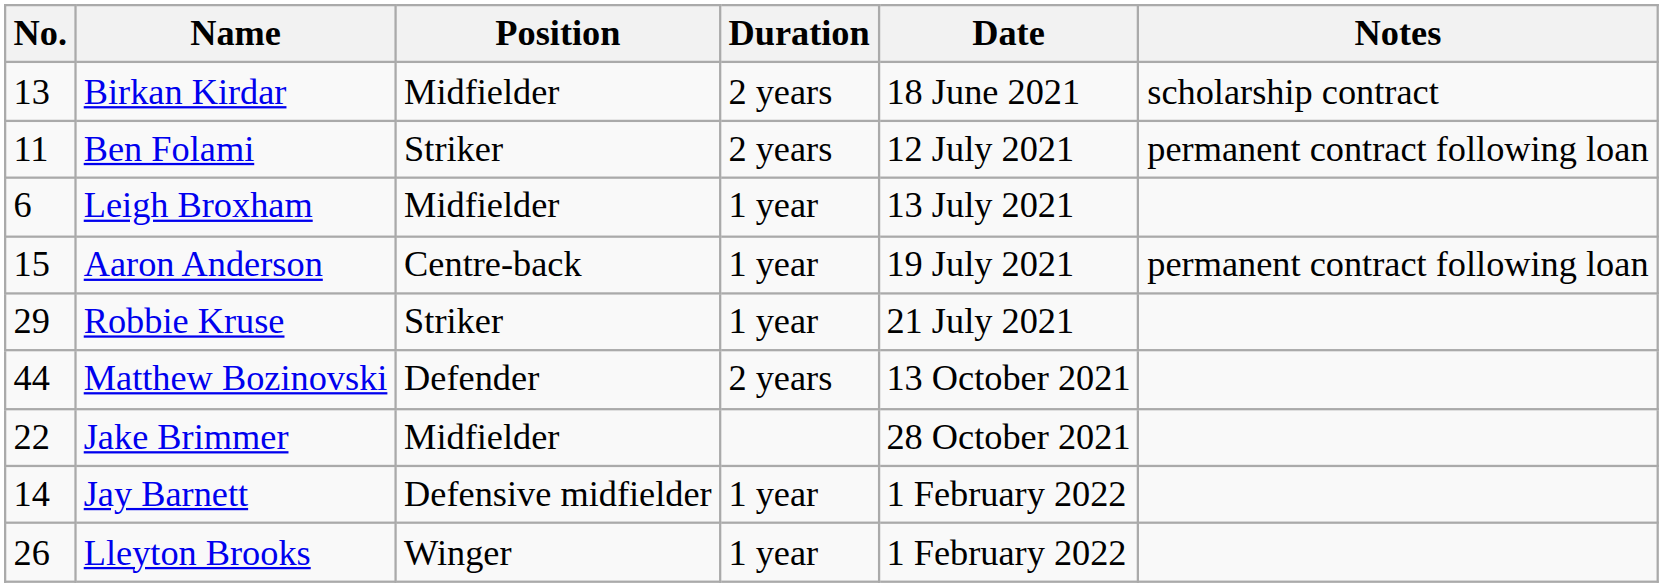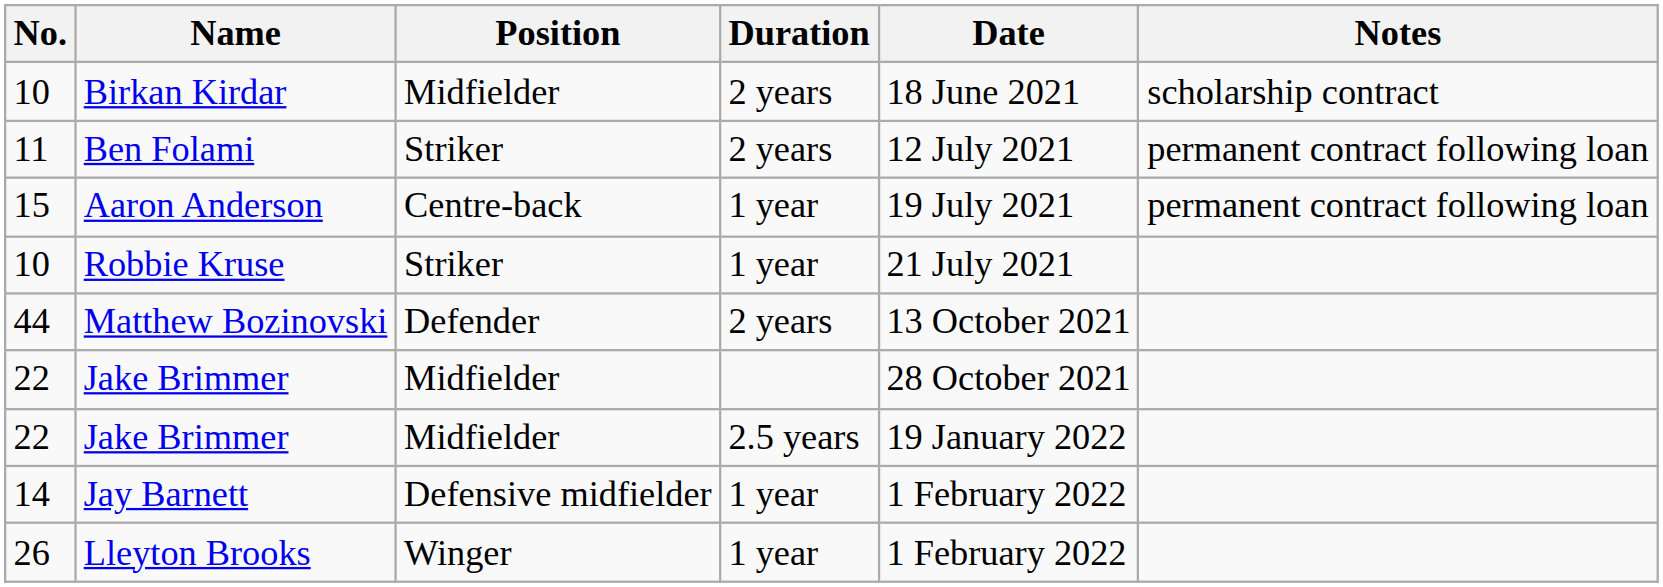(32, 90) 13 -> (32, 90) 10
- row: (198, 206)
(32, 321) 29 -> (32, 263) 10
+ row: (186, 436)
